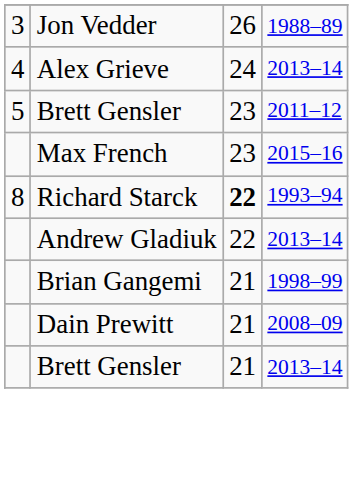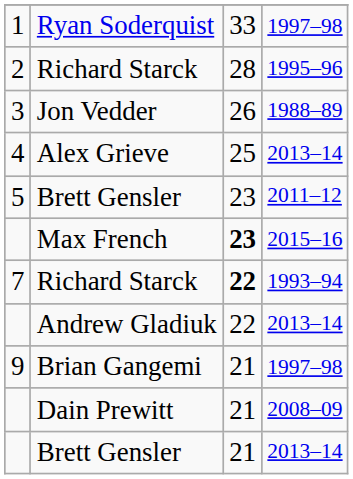+ row: (126, 25)
+ row: (117, 68)
(243, 68) 24 -> (243, 153) 25
(243, 153) normal -> (243, 238) bold
(18, 196) 8 -> (18, 281) 7
+ row: (119, 366)
- row: (119, 281)
